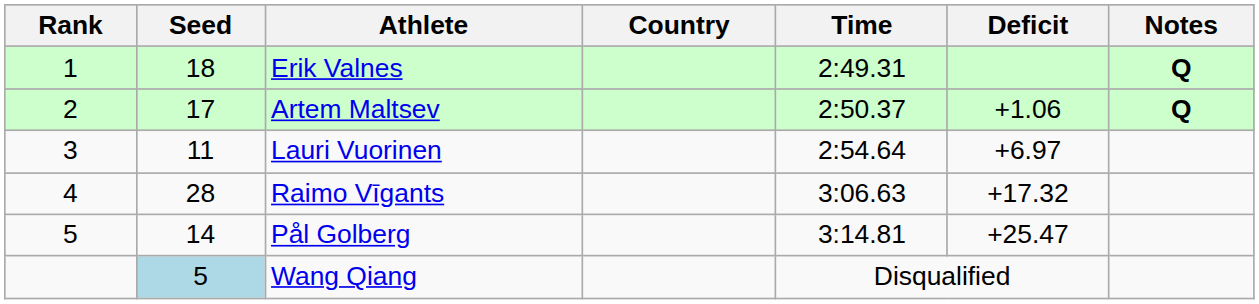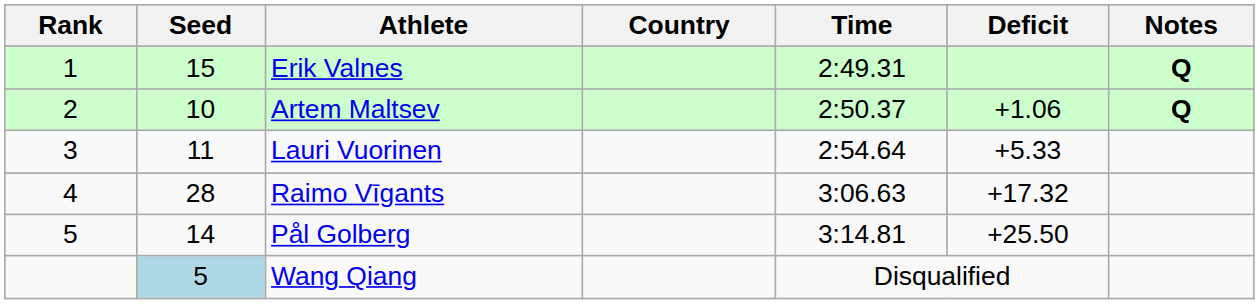(201, 67) 18 -> (201, 67) 15
(201, 109) 17 -> (201, 109) 10
(1028, 151) +6.97 -> (1028, 151) +5.33
(1028, 234) +25.47 -> (1028, 234) +25.50
